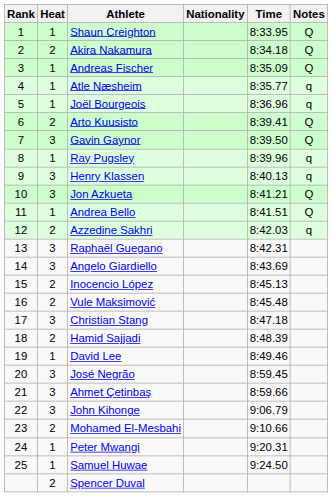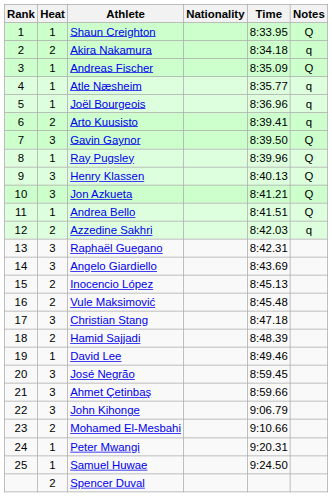(309, 50) Q -> (309, 50) q
(309, 122) Q -> (309, 122) q
(309, 158) q -> (309, 158) Q
(309, 176) q -> (309, 176) Q
